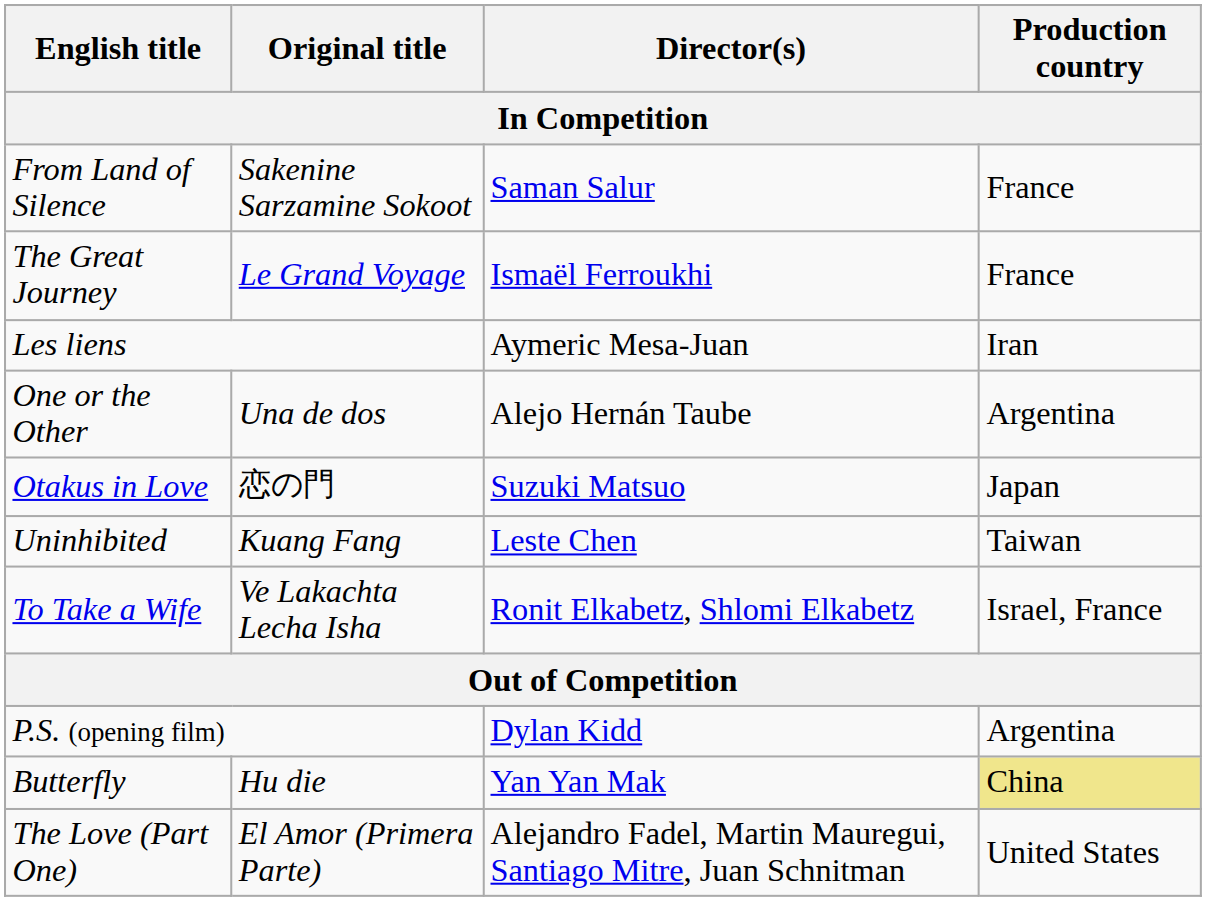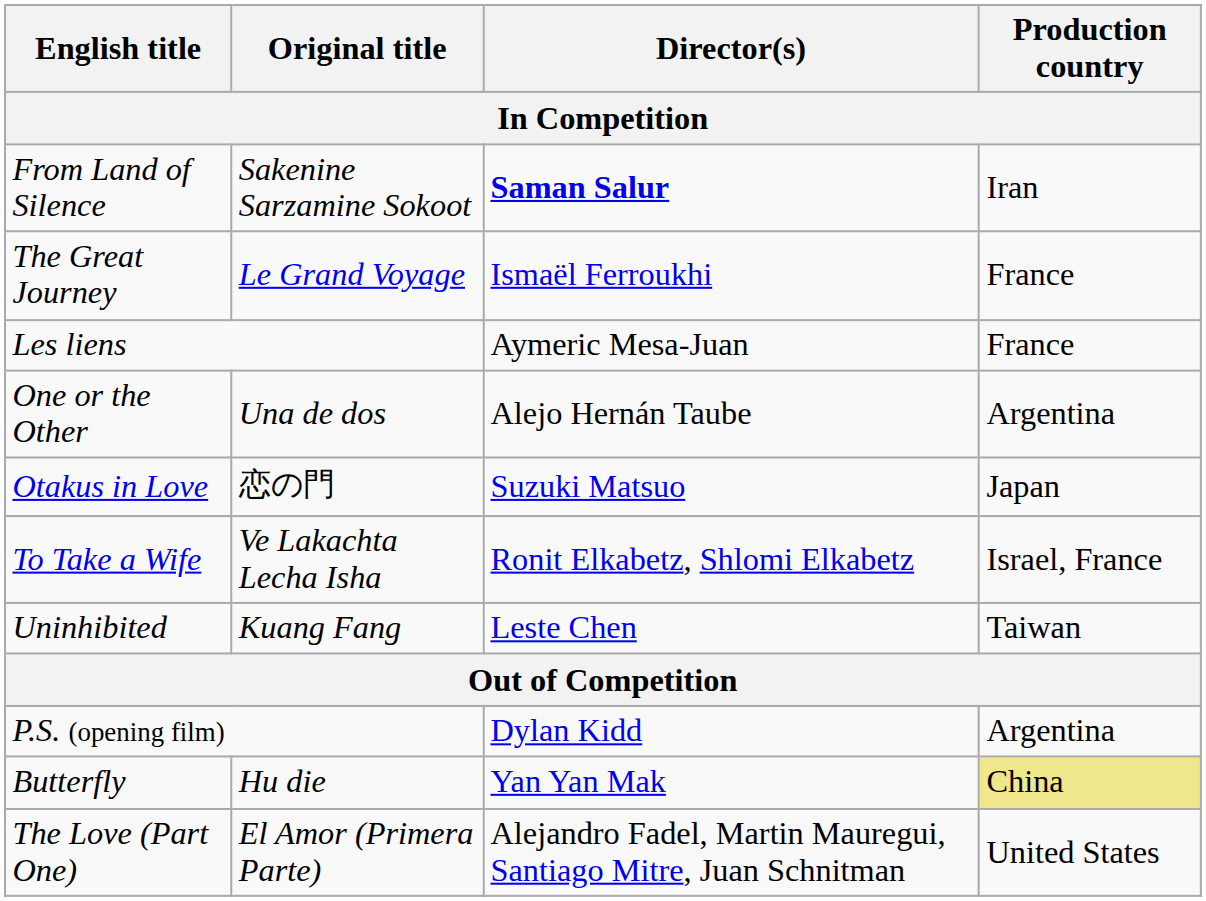(573, 187) normal -> (580, 187) bold
(1030, 187) France -> (1012, 187) Iran
(1012, 344) Iran -> (1030, 344) France
rows swapped: (107, 609) <-> (90, 540)
